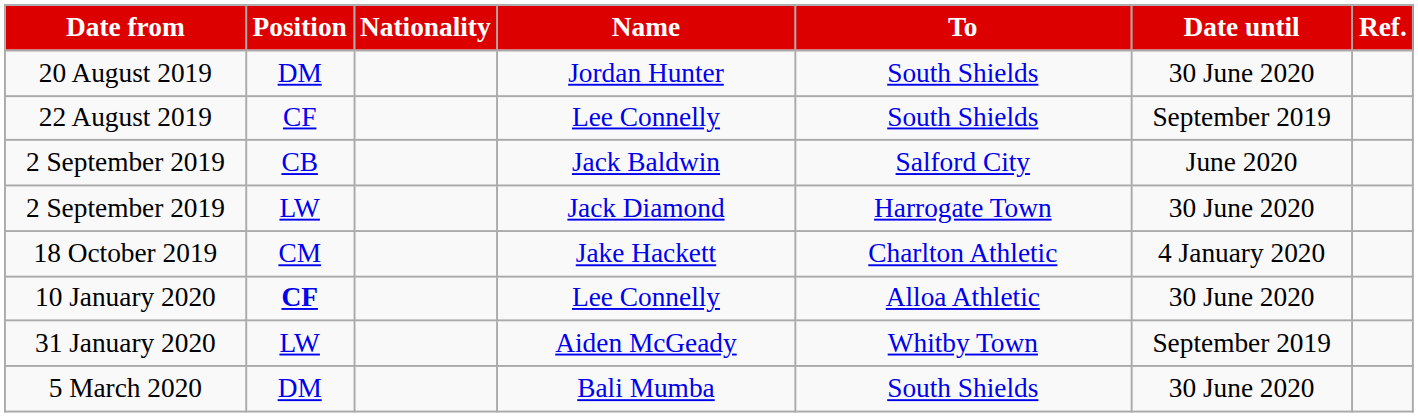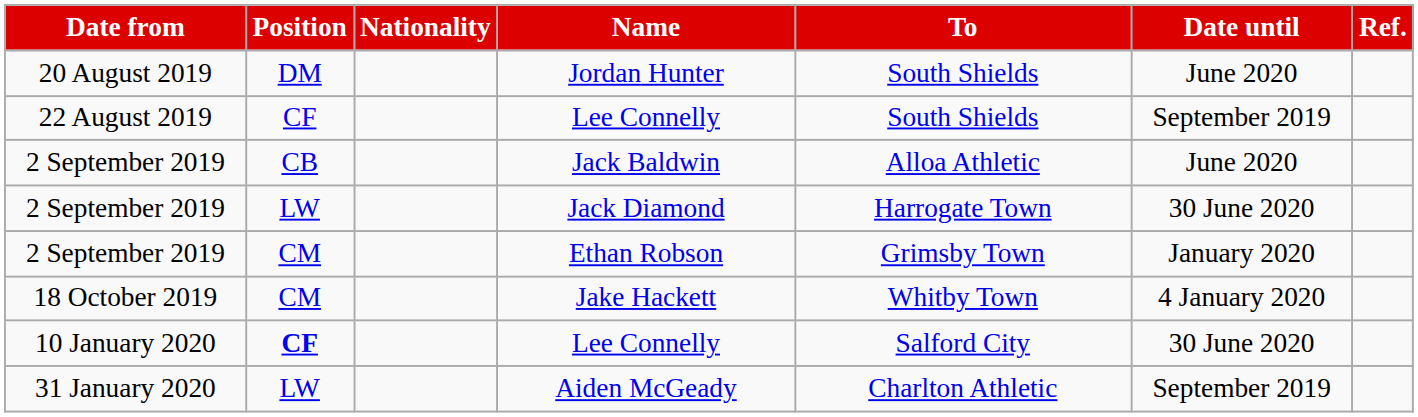(1242, 72) 30 June 2020 -> (1242, 72) June 2020
(963, 162) Salford City -> (963, 162) Alloa Athletic
+ row: (125, 253)
(963, 253) Charlton Athletic -> (963, 298) Whitby Town
(963, 298) Alloa Athletic -> (963, 343) Salford City
(963, 343) Whitby Town -> (963, 388) Charlton Athletic
- row: (125, 388)
